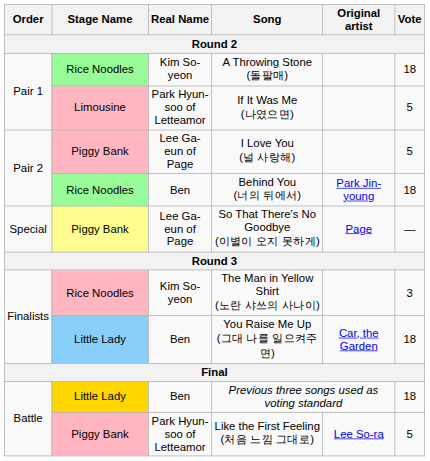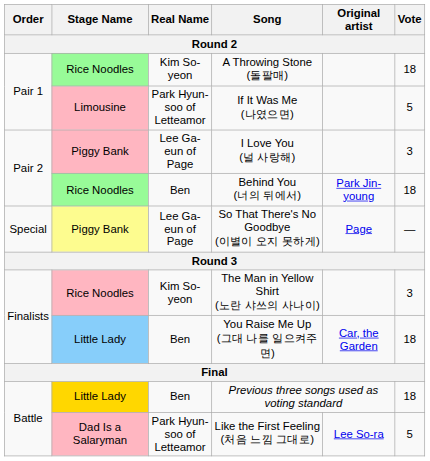(410, 151) 5 -> (410, 151) 3
(100, 434) Piggy Bank -> (100, 434) Dad Is a Salaryman
